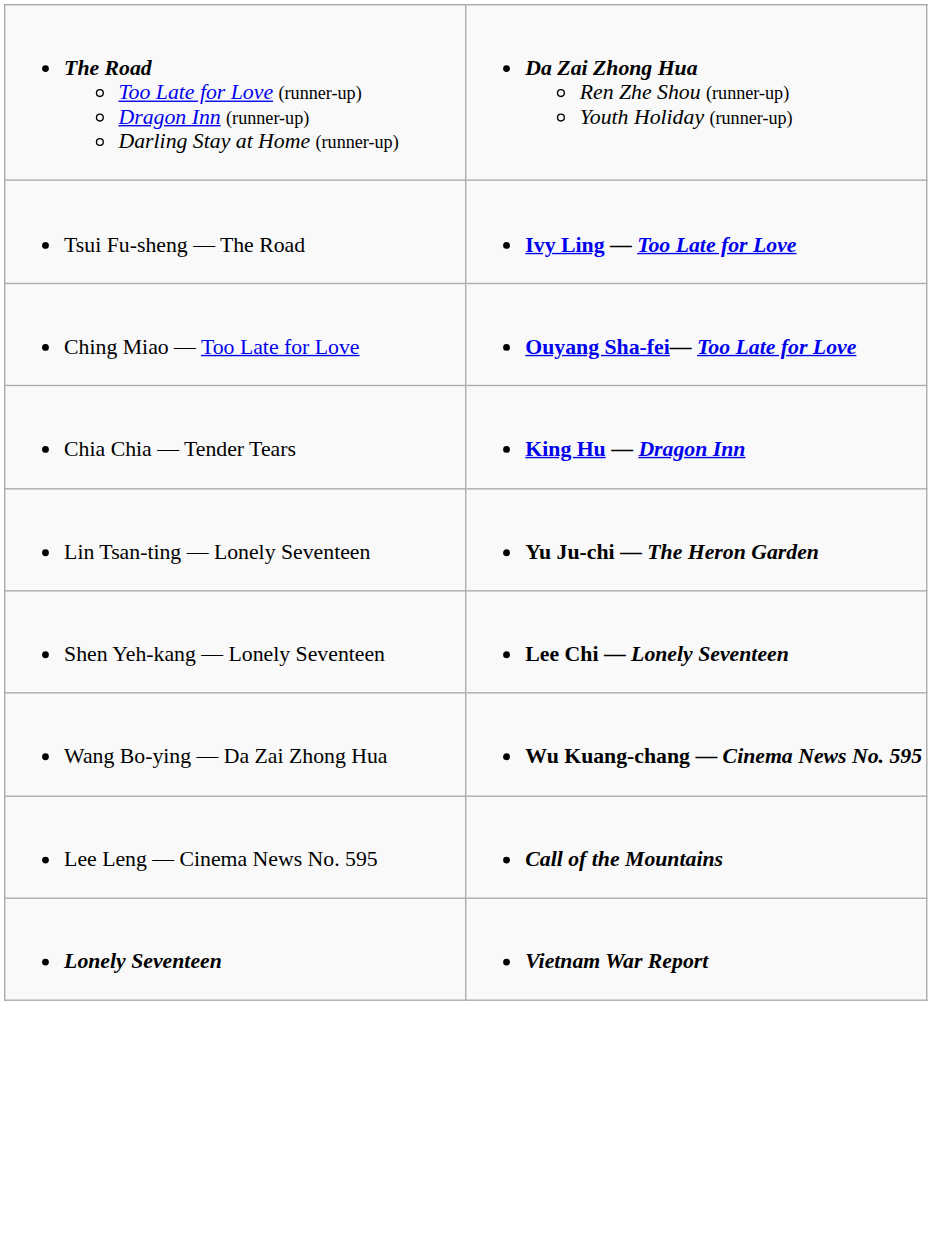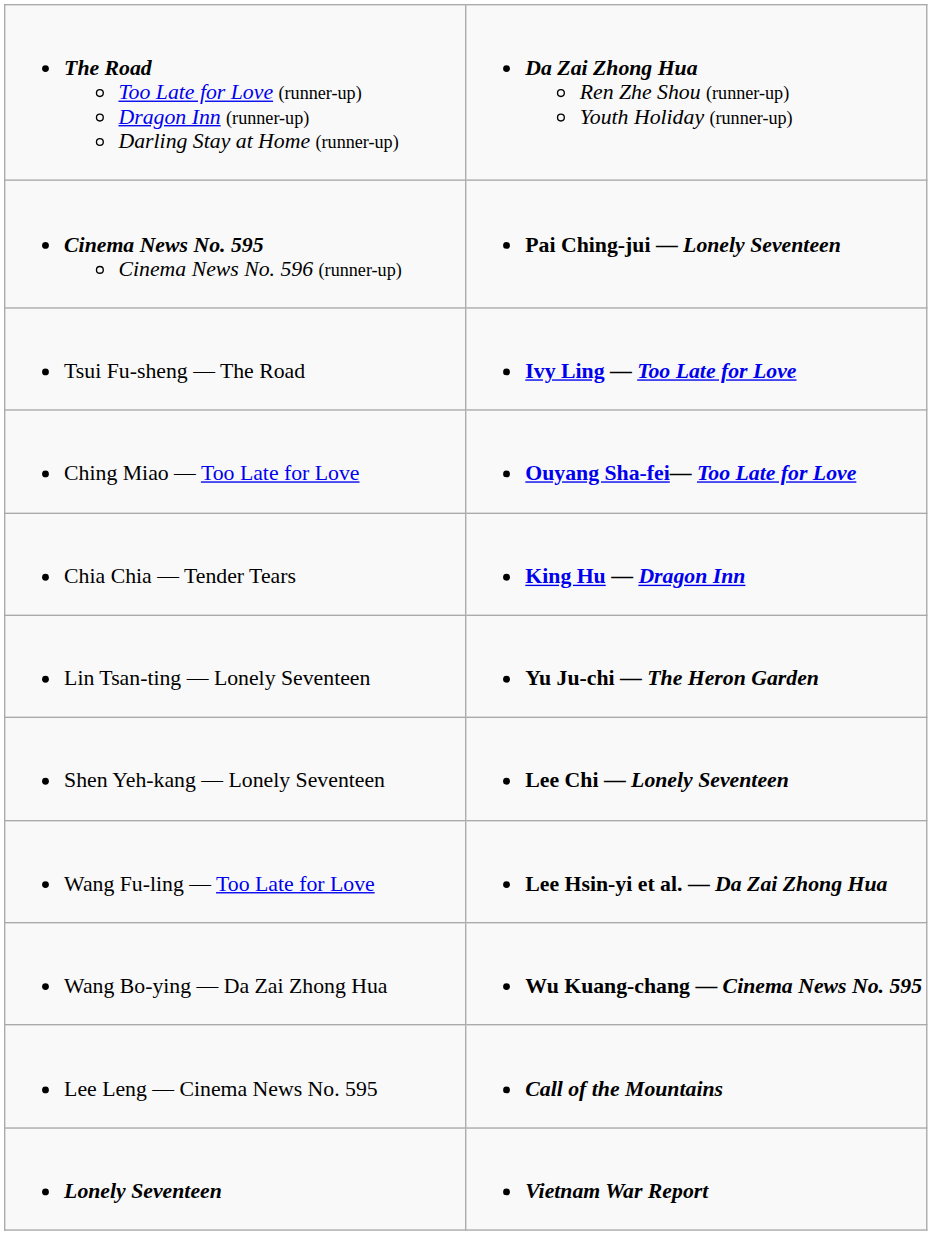+ row: (235, 256)
+ row: (235, 884)
